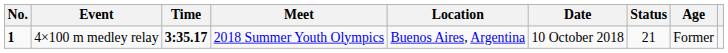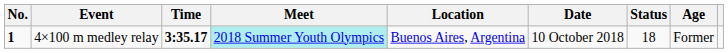(299, 37) no background -> (299, 37) paleturquoise background
(649, 37) 21 -> (649, 37) 18
